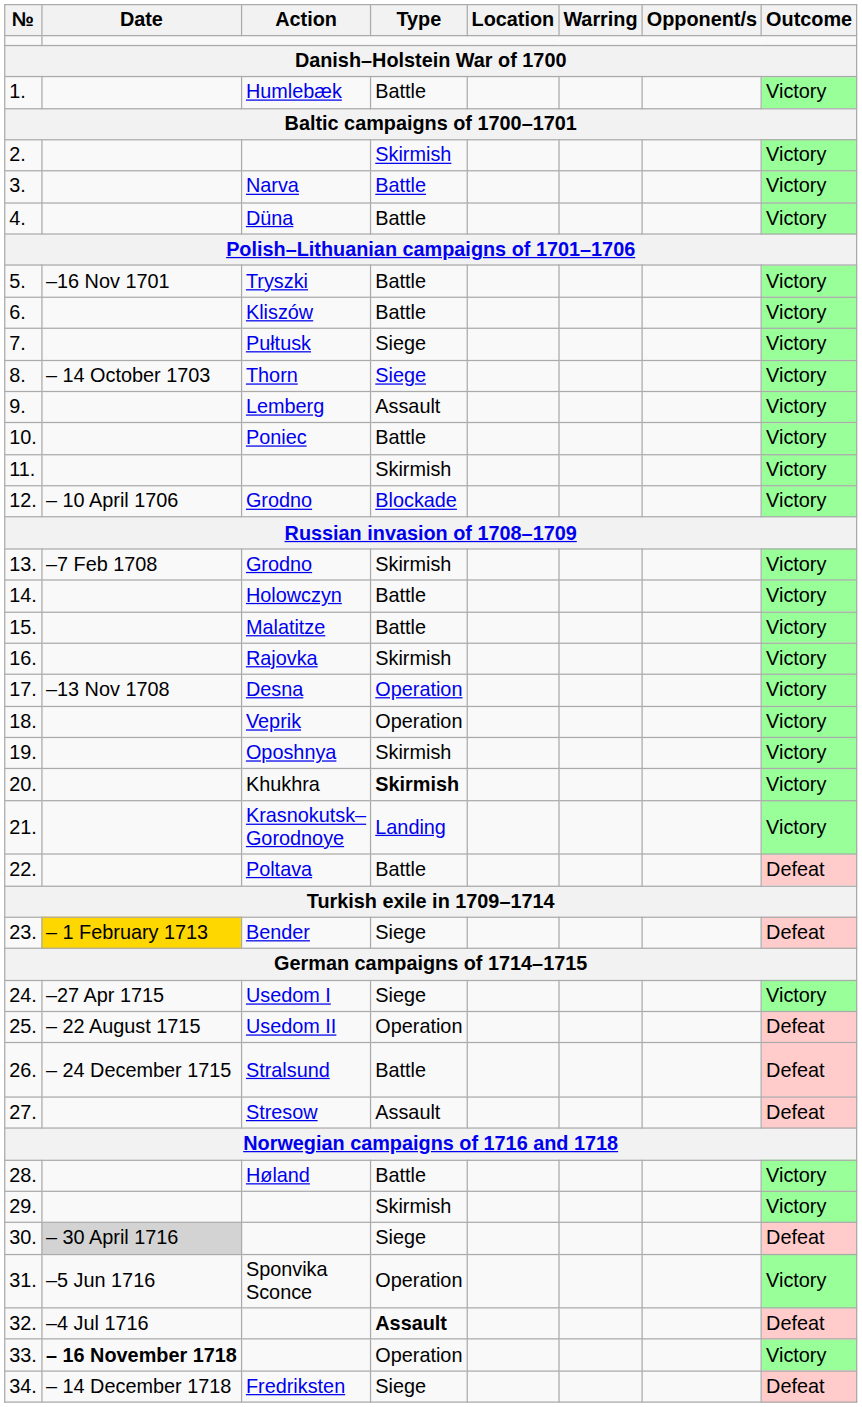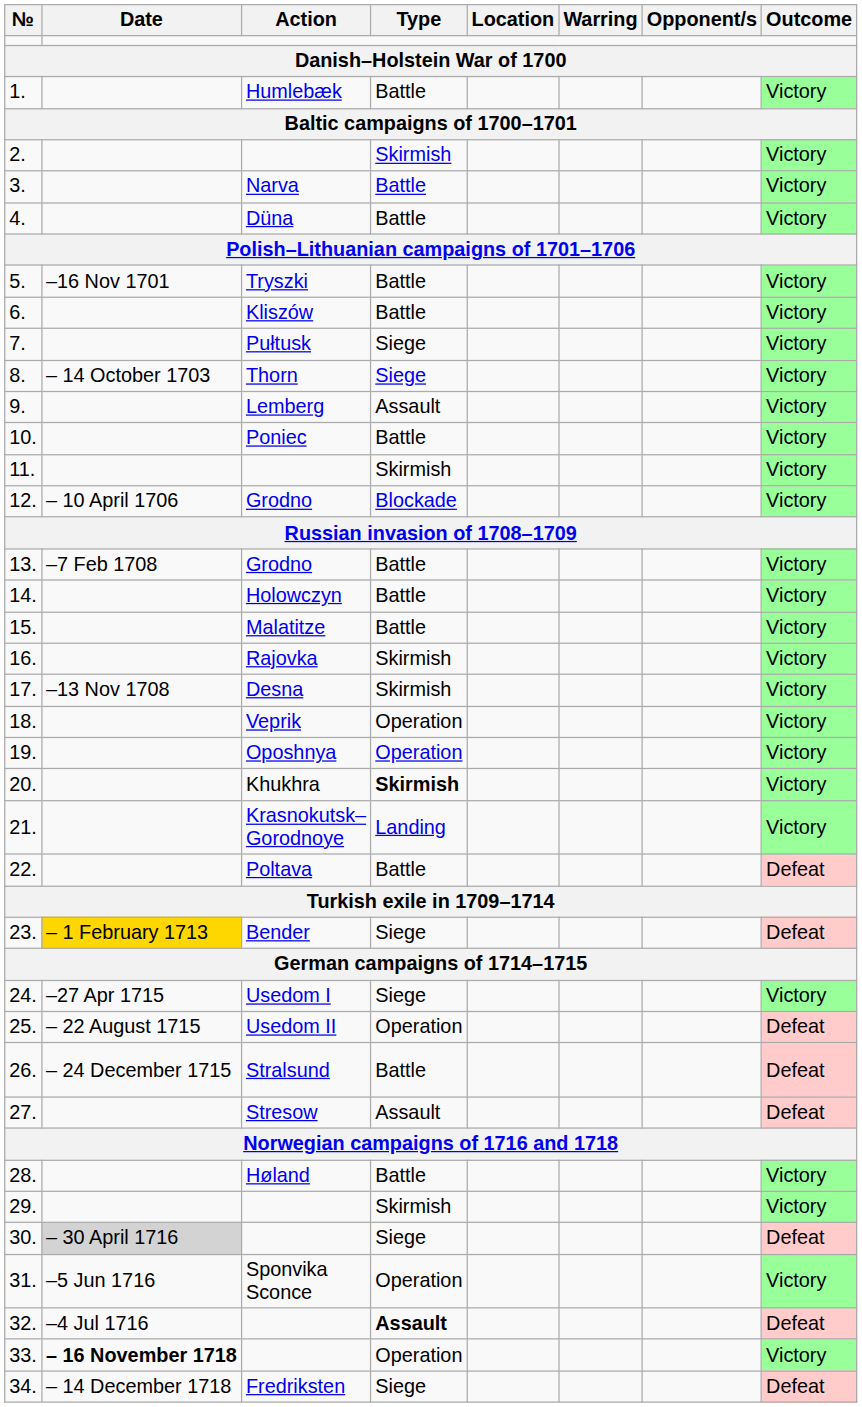(413, 564) Skirmish -> (401, 564) Battle
(419, 690) Operation -> (413, 690) Skirmish
(413, 753) Skirmish -> (419, 753) Operation
